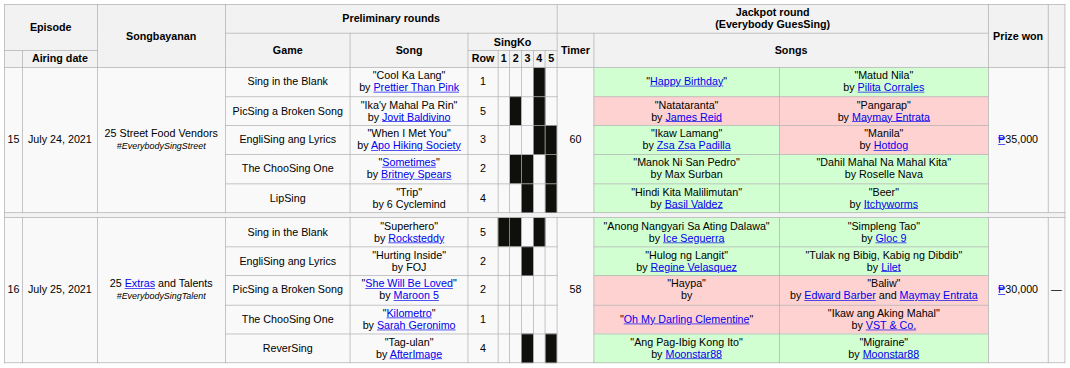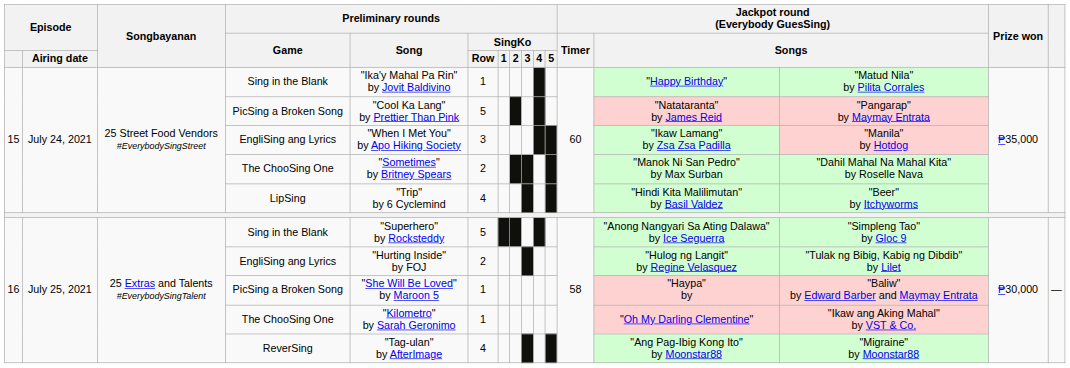(409, 82) "Cool Ka Lang" by Prettier Than Pink -> (409, 82) "Ika'y Mahal Pa Rin" by Jovit Baldivino
(409, 111) "Ika'y Mahal Pa Rin" by Jovit Baldivino -> (409, 111) "Cool Ka Lang" by Prettier Than Pink
(483, 290) 2 -> (483, 290) 1
